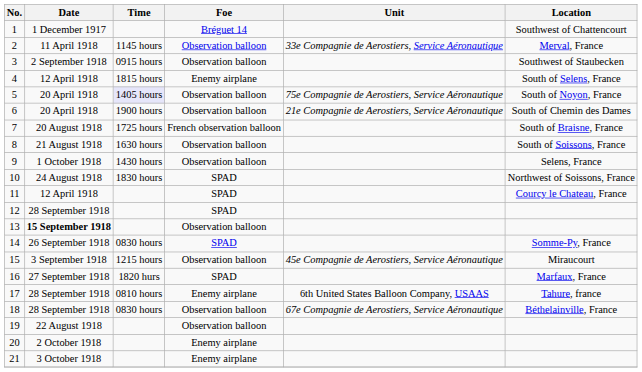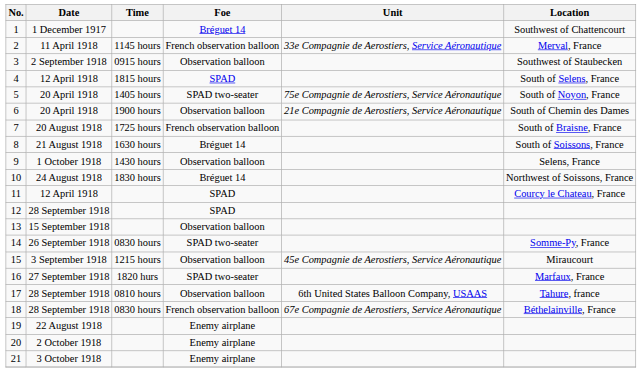(224, 45) Observation balloon -> (222, 45) French observation balloon
(224, 78) Enemy airplane -> (222, 78) SPAD
(139, 95) lavender background -> (137, 95) no background
(224, 95) Observation balloon -> (222, 95) SPAD two-seater
(224, 144) Observation balloon -> (222, 144) Bréguet 14
(224, 177) SPAD -> (222, 177) Bréguet 14
(69, 227) bold -> (69, 227) normal
(224, 243) SPAD -> (222, 243) SPAD two-seater
(224, 276) SPAD -> (222, 276) SPAD two-seater
(224, 293) Enemy airplane -> (222, 293) Observation balloon
(224, 309) Observation balloon -> (222, 309) French observation balloon
(224, 326) Observation balloon -> (222, 326) Enemy airplane
